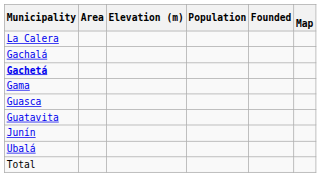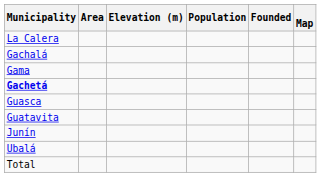rows swapped: (27, 70) <-> (18, 86)
